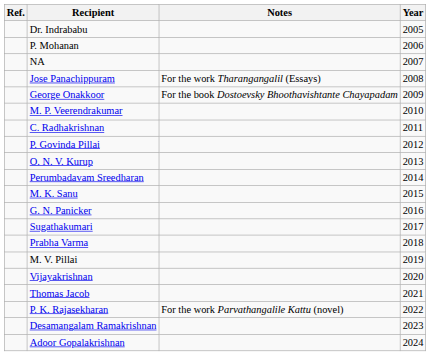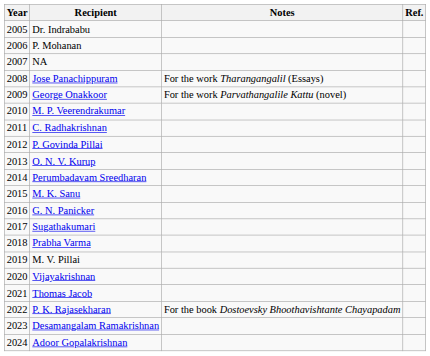columns swapped: (413, 12) <-> (16, 12)
(280, 95) For the book Dostoevsky Bhoothavishtante Chayapadam -> (255, 95) For the work Parvathangalile Kattu (novel)
(252, 309) For the work Parvathangalile Kattu (novel) -> (282, 309) For the book Dostoevsky Bhoothavishtante Chayapadam
